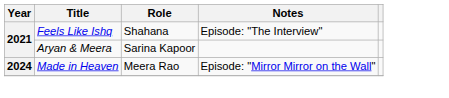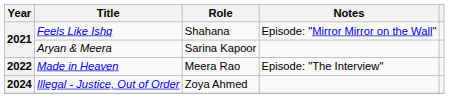(261, 31) Episode: "The Interview" -> (349, 31) Episode: "Mirror Mirror on the Wall"
(19, 66) 2024 -> (19, 66) 2022
(288, 66) Episode: "Mirror Mirror on the Wall" -> (322, 66) Episode: "The Interview"
+ row: (108, 84)
